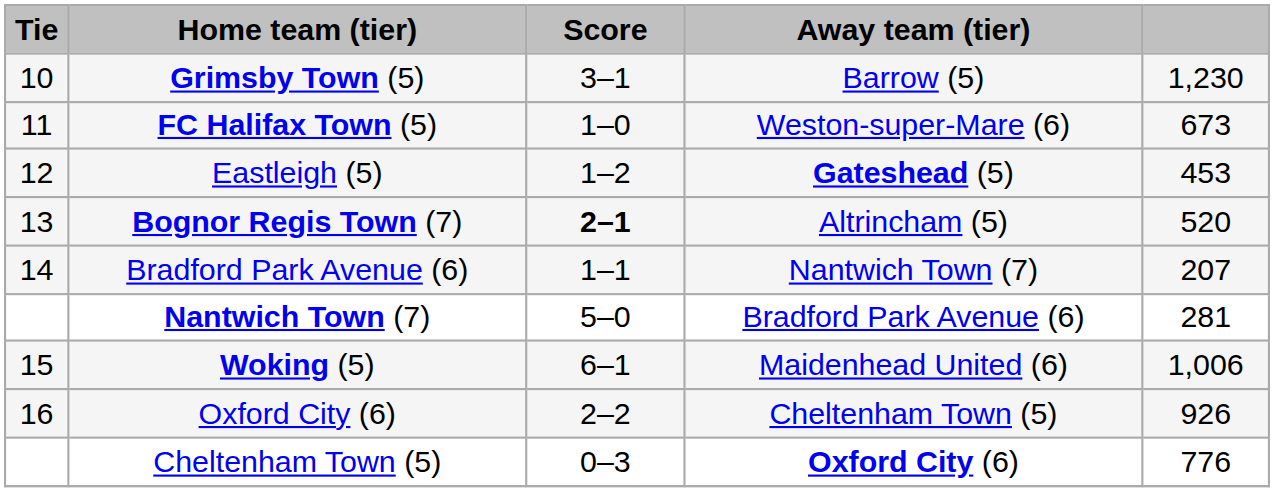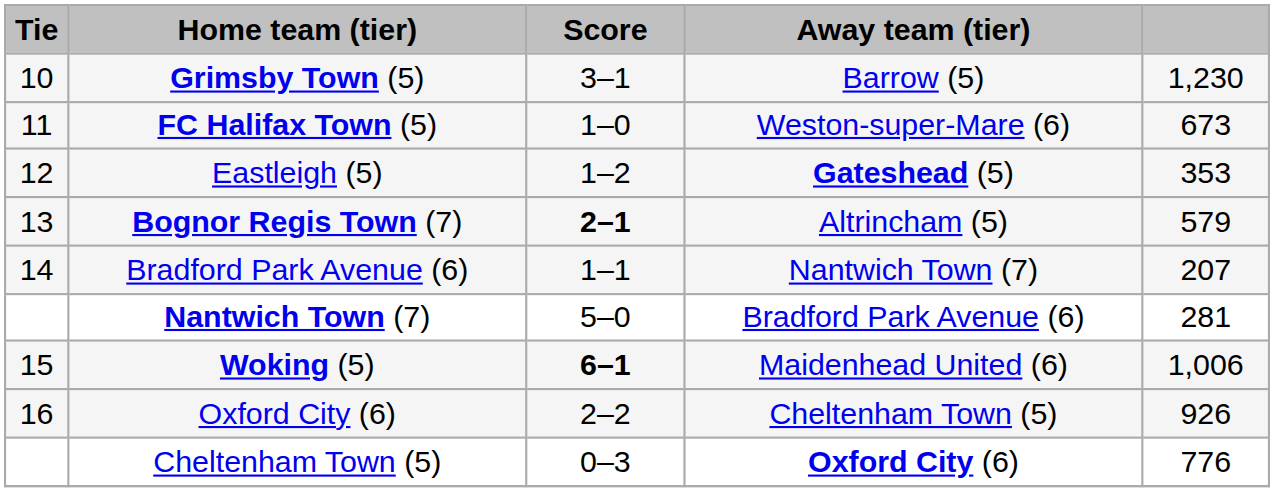(1206, 173) 453 -> (1206, 173) 353
(1206, 221) 520 -> (1206, 221) 579
(605, 365) normal -> (605, 365) bold
